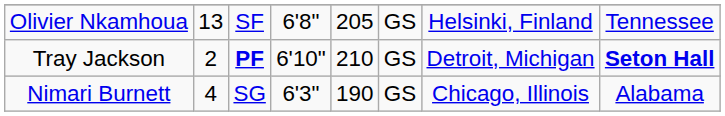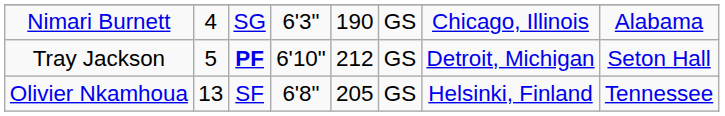rows swapped: (99, 93) <-> (99, 22)
(211, 57) 2 -> (211, 57) 5
(355, 57) 210 -> (355, 57) 212
(660, 57) bold -> (659, 57) normal
